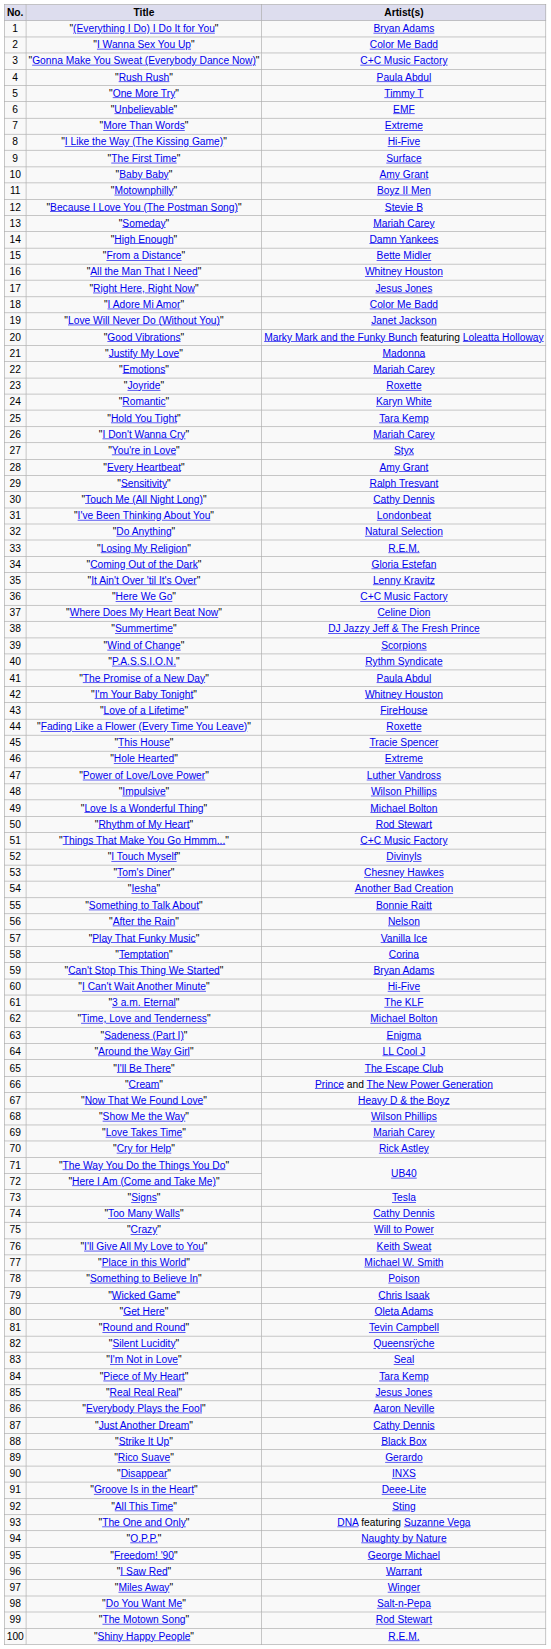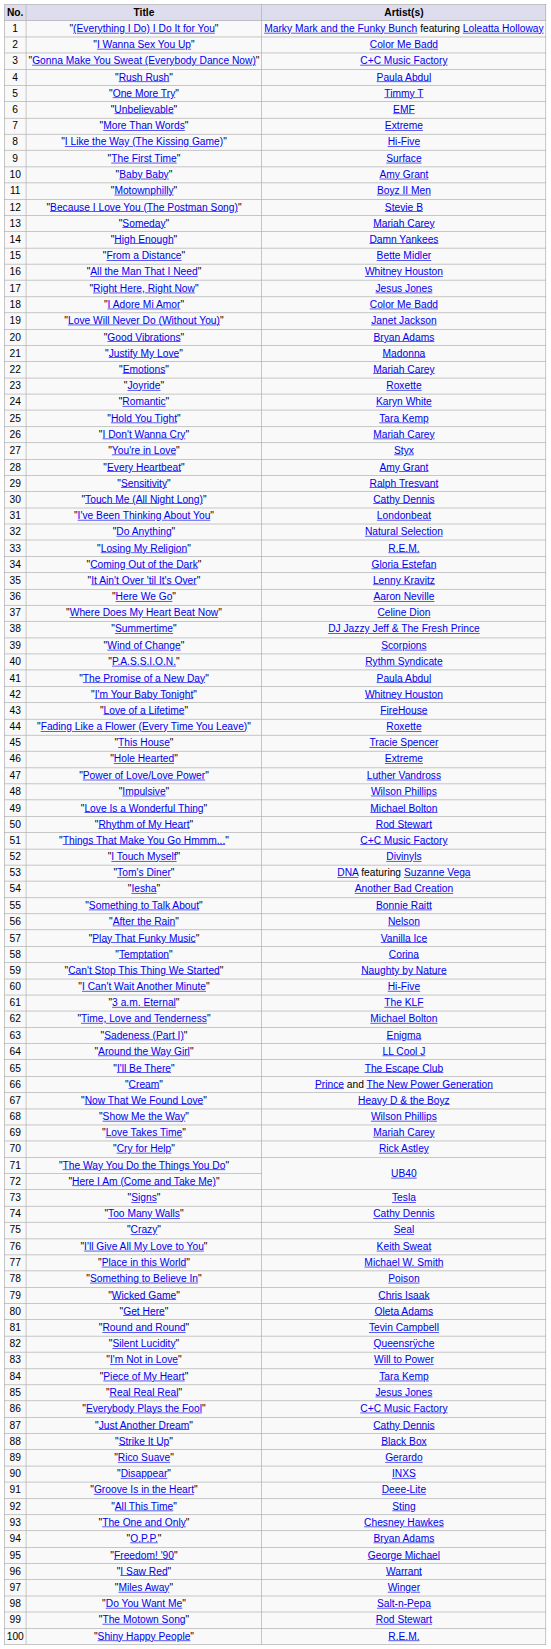(404, 28) Bryan Adams -> (404, 28) Marky Mark and the Funky Bunch featuring Loleatta Holloway
(404, 337) Marky Mark and the Funky Bunch featuring Loleatta Holloway -> (404, 337) Bryan Adams
(404, 597) C+C Music Factory -> (404, 597) Aaron Neville
(404, 873) Chesney Hawkes -> (404, 873) DNA featuring Suzanne Vega
(404, 970) Bryan Adams -> (404, 970) Naughty by Nature
(404, 1230) Will to Power -> (404, 1230) Seal
(404, 1360) Seal -> (404, 1360) Will to Power
(404, 1409) Aaron Neville -> (404, 1409) C+C Music Factory
(404, 1522) DNA featuring Suzanne Vega -> (404, 1522) Chesney Hawkes
(404, 1539) Naughty by Nature -> (404, 1539) Bryan Adams
